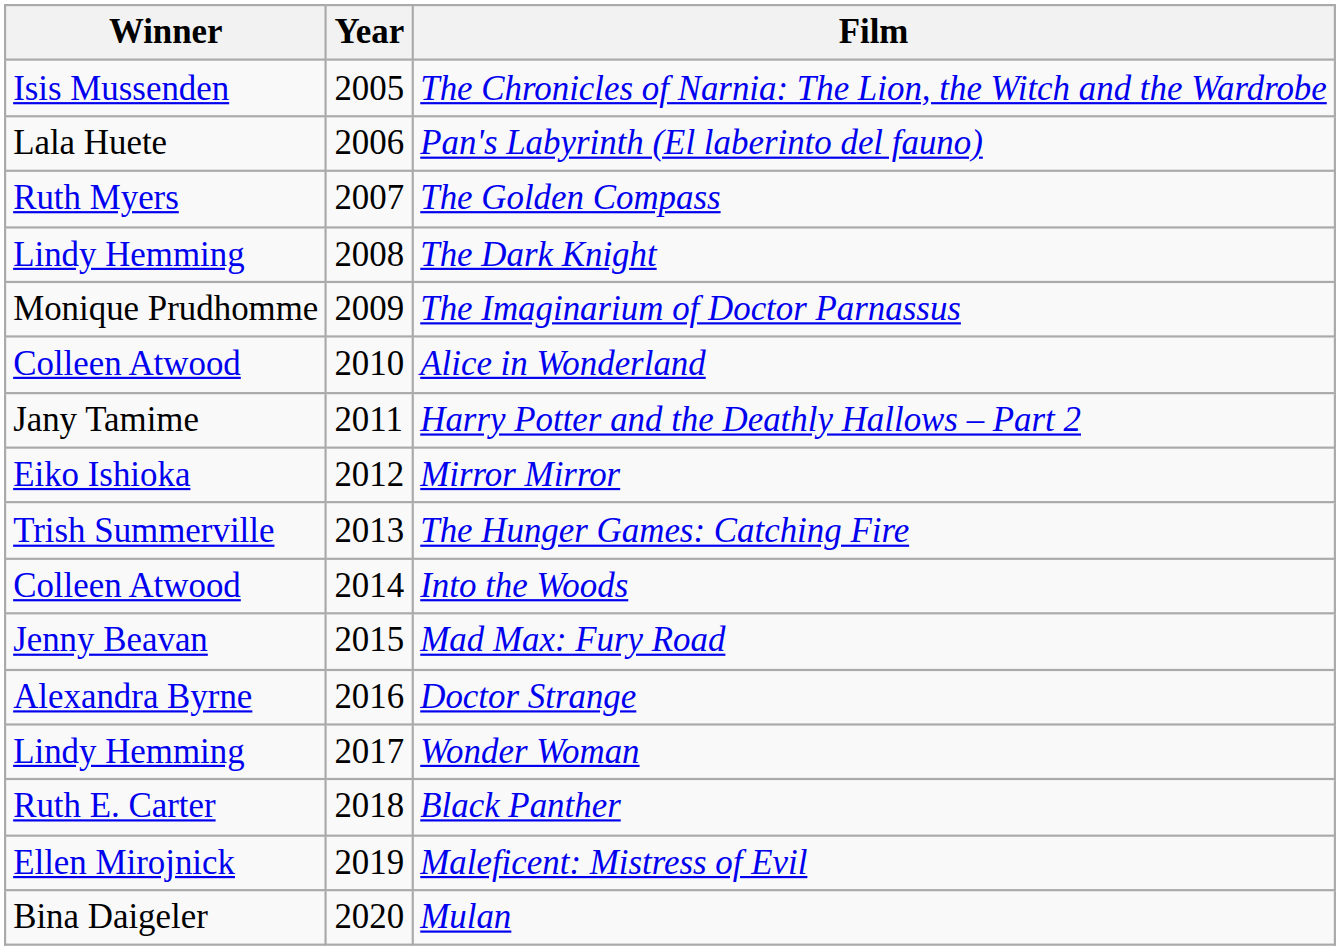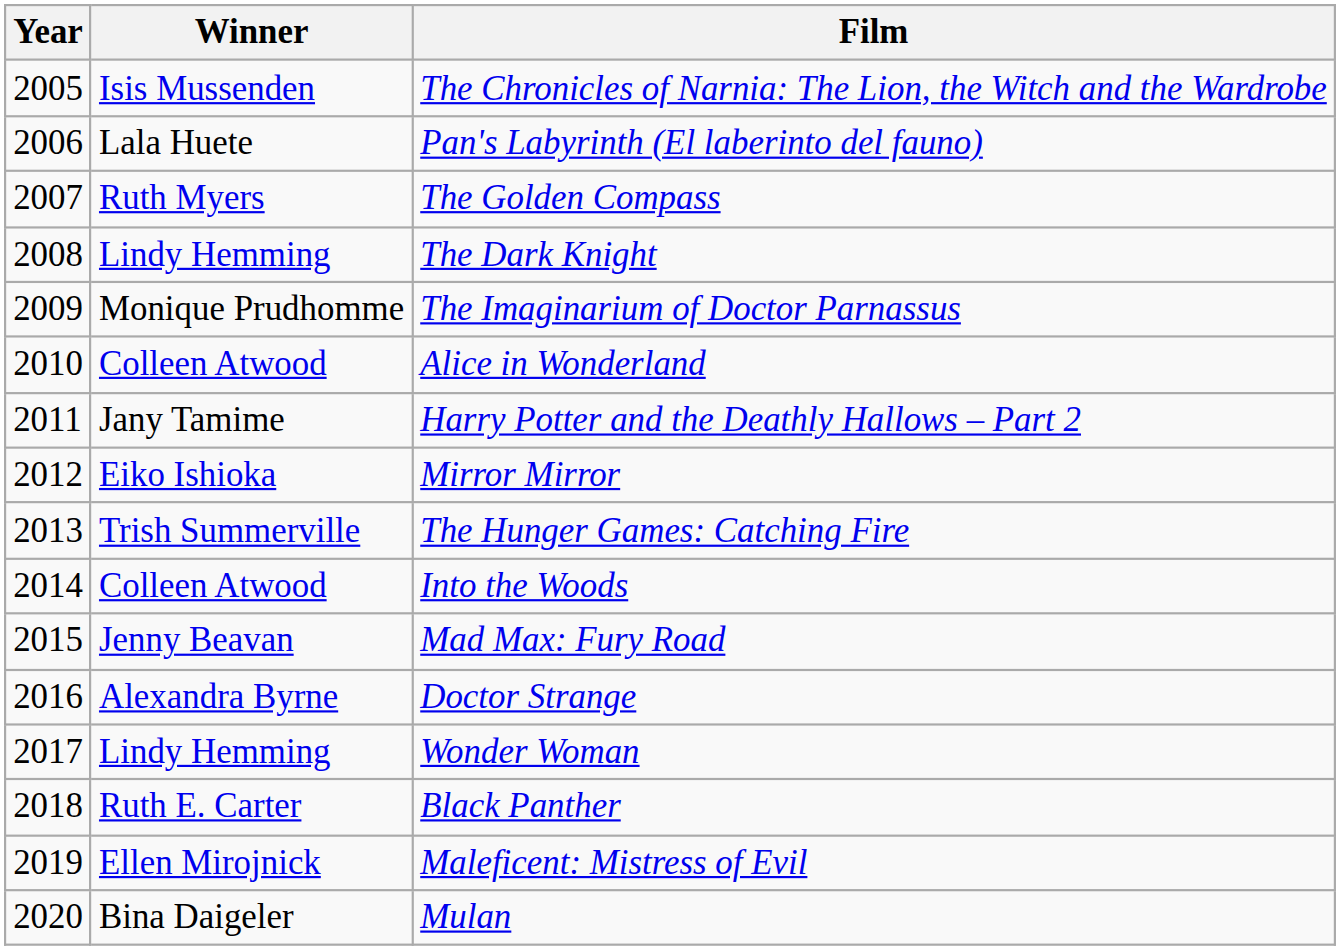columns swapped: (369, 32) <-> (166, 32)
